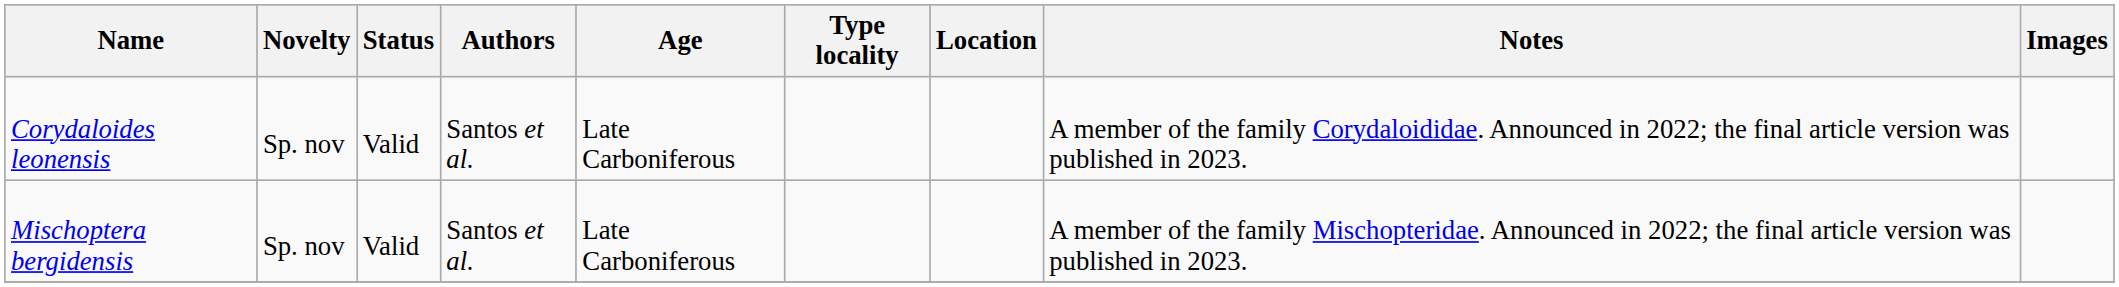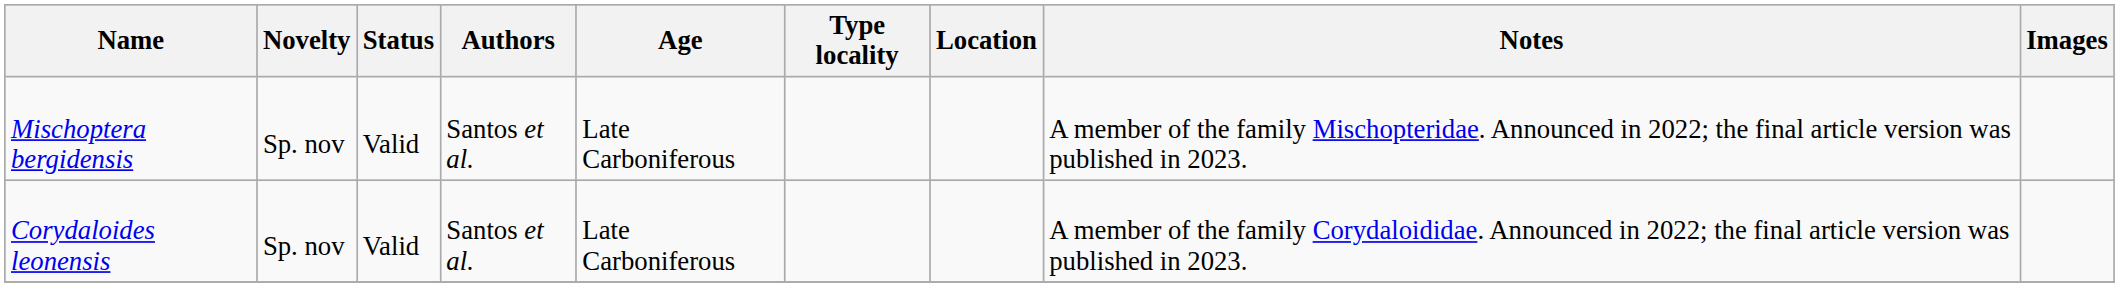rows swapped: (83, 143) <-> (79, 245)
